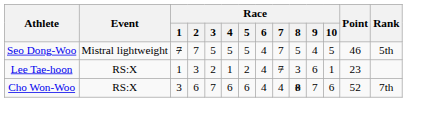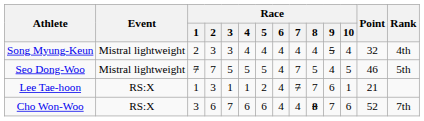+ row: (50, 51)
(213, 69) 2 -> (230, 88) 1
(298, 69) 3 -> (315, 88) 7
(355, 69) 23 -> (372, 88) 21
